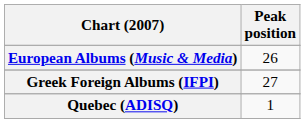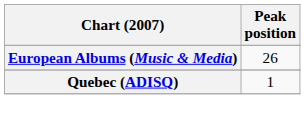- row: (123, 81)
